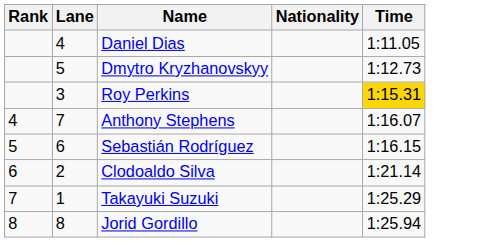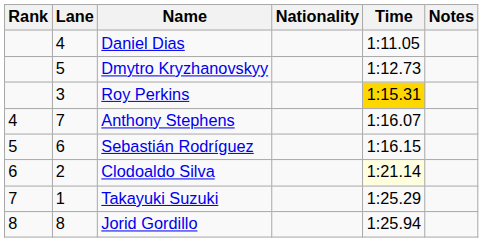+ column: (451, 17)
(394, 172) no background -> (394, 172) lightyellow background
